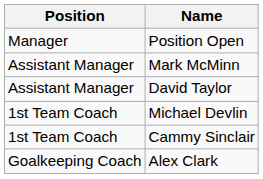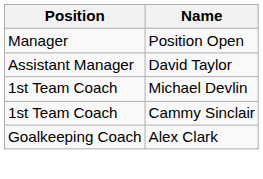- row: (194, 64)
